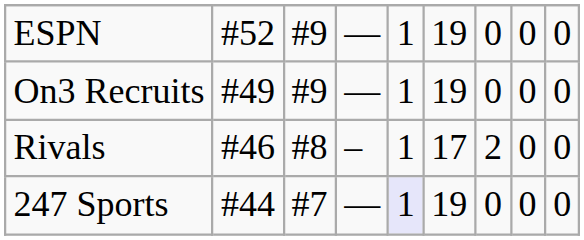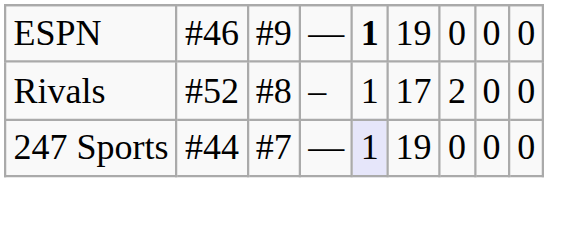(248, 33) #52 -> (212, 33) #46
(406, 33) normal -> (370, 33) bold
- row: (109, 90)
(248, 147) #46 -> (212, 90) #52
